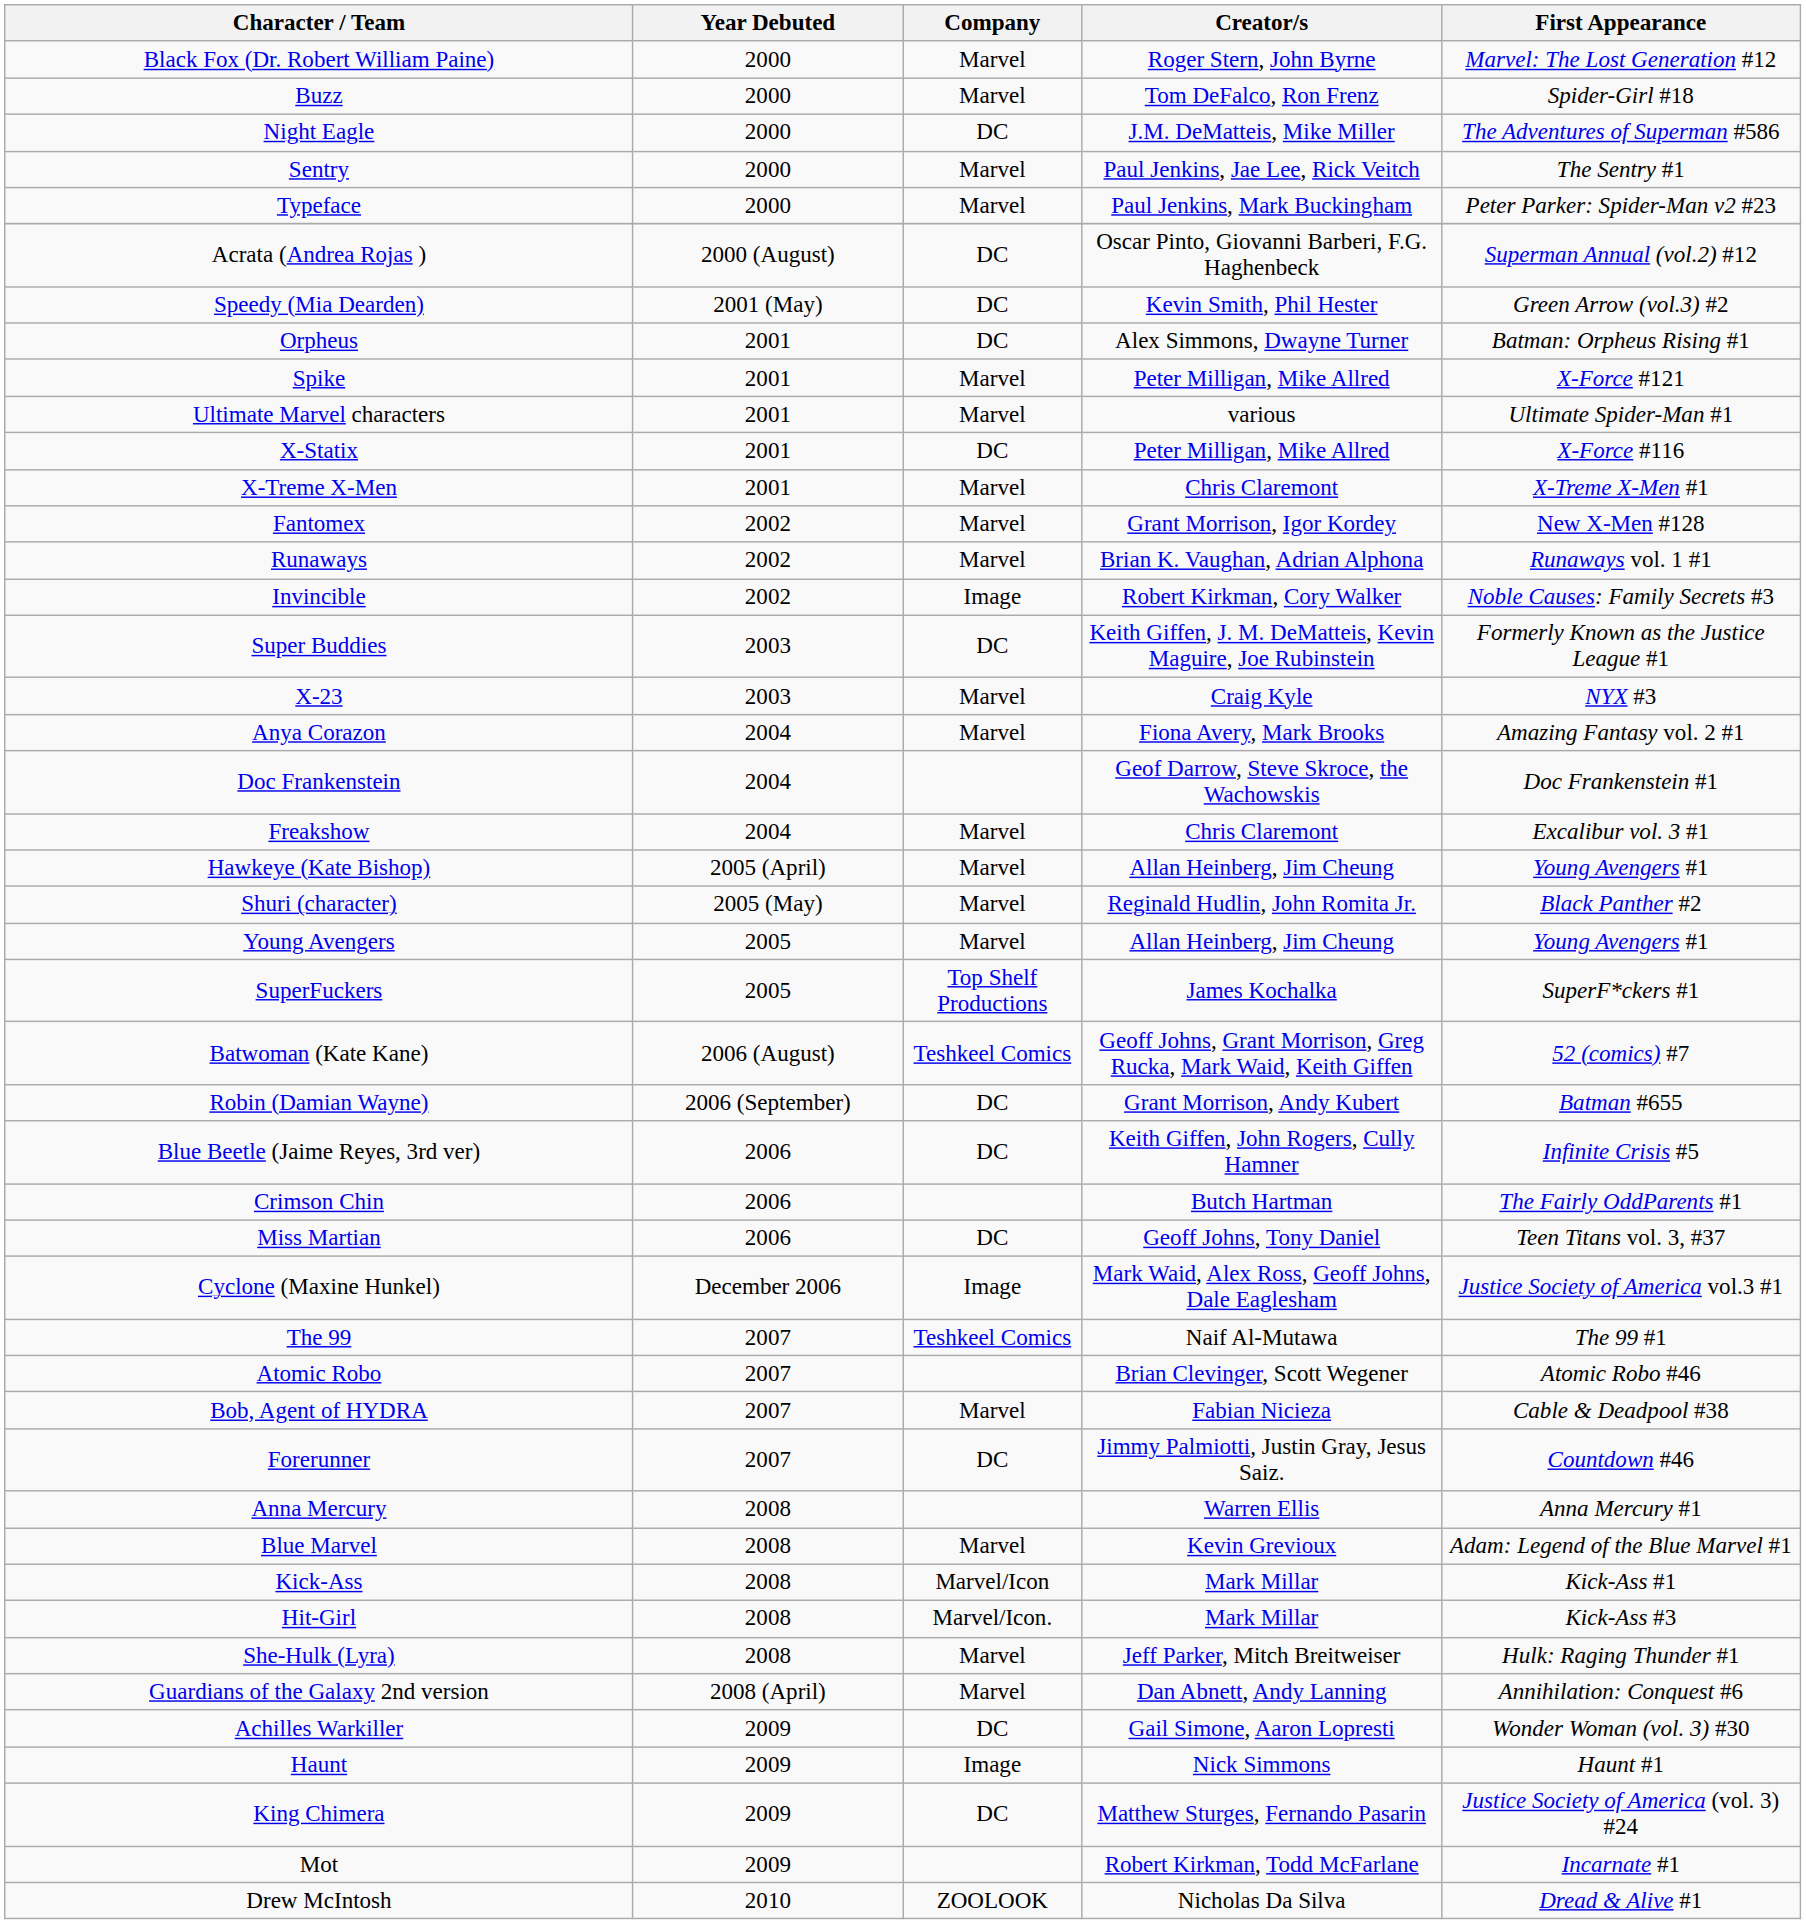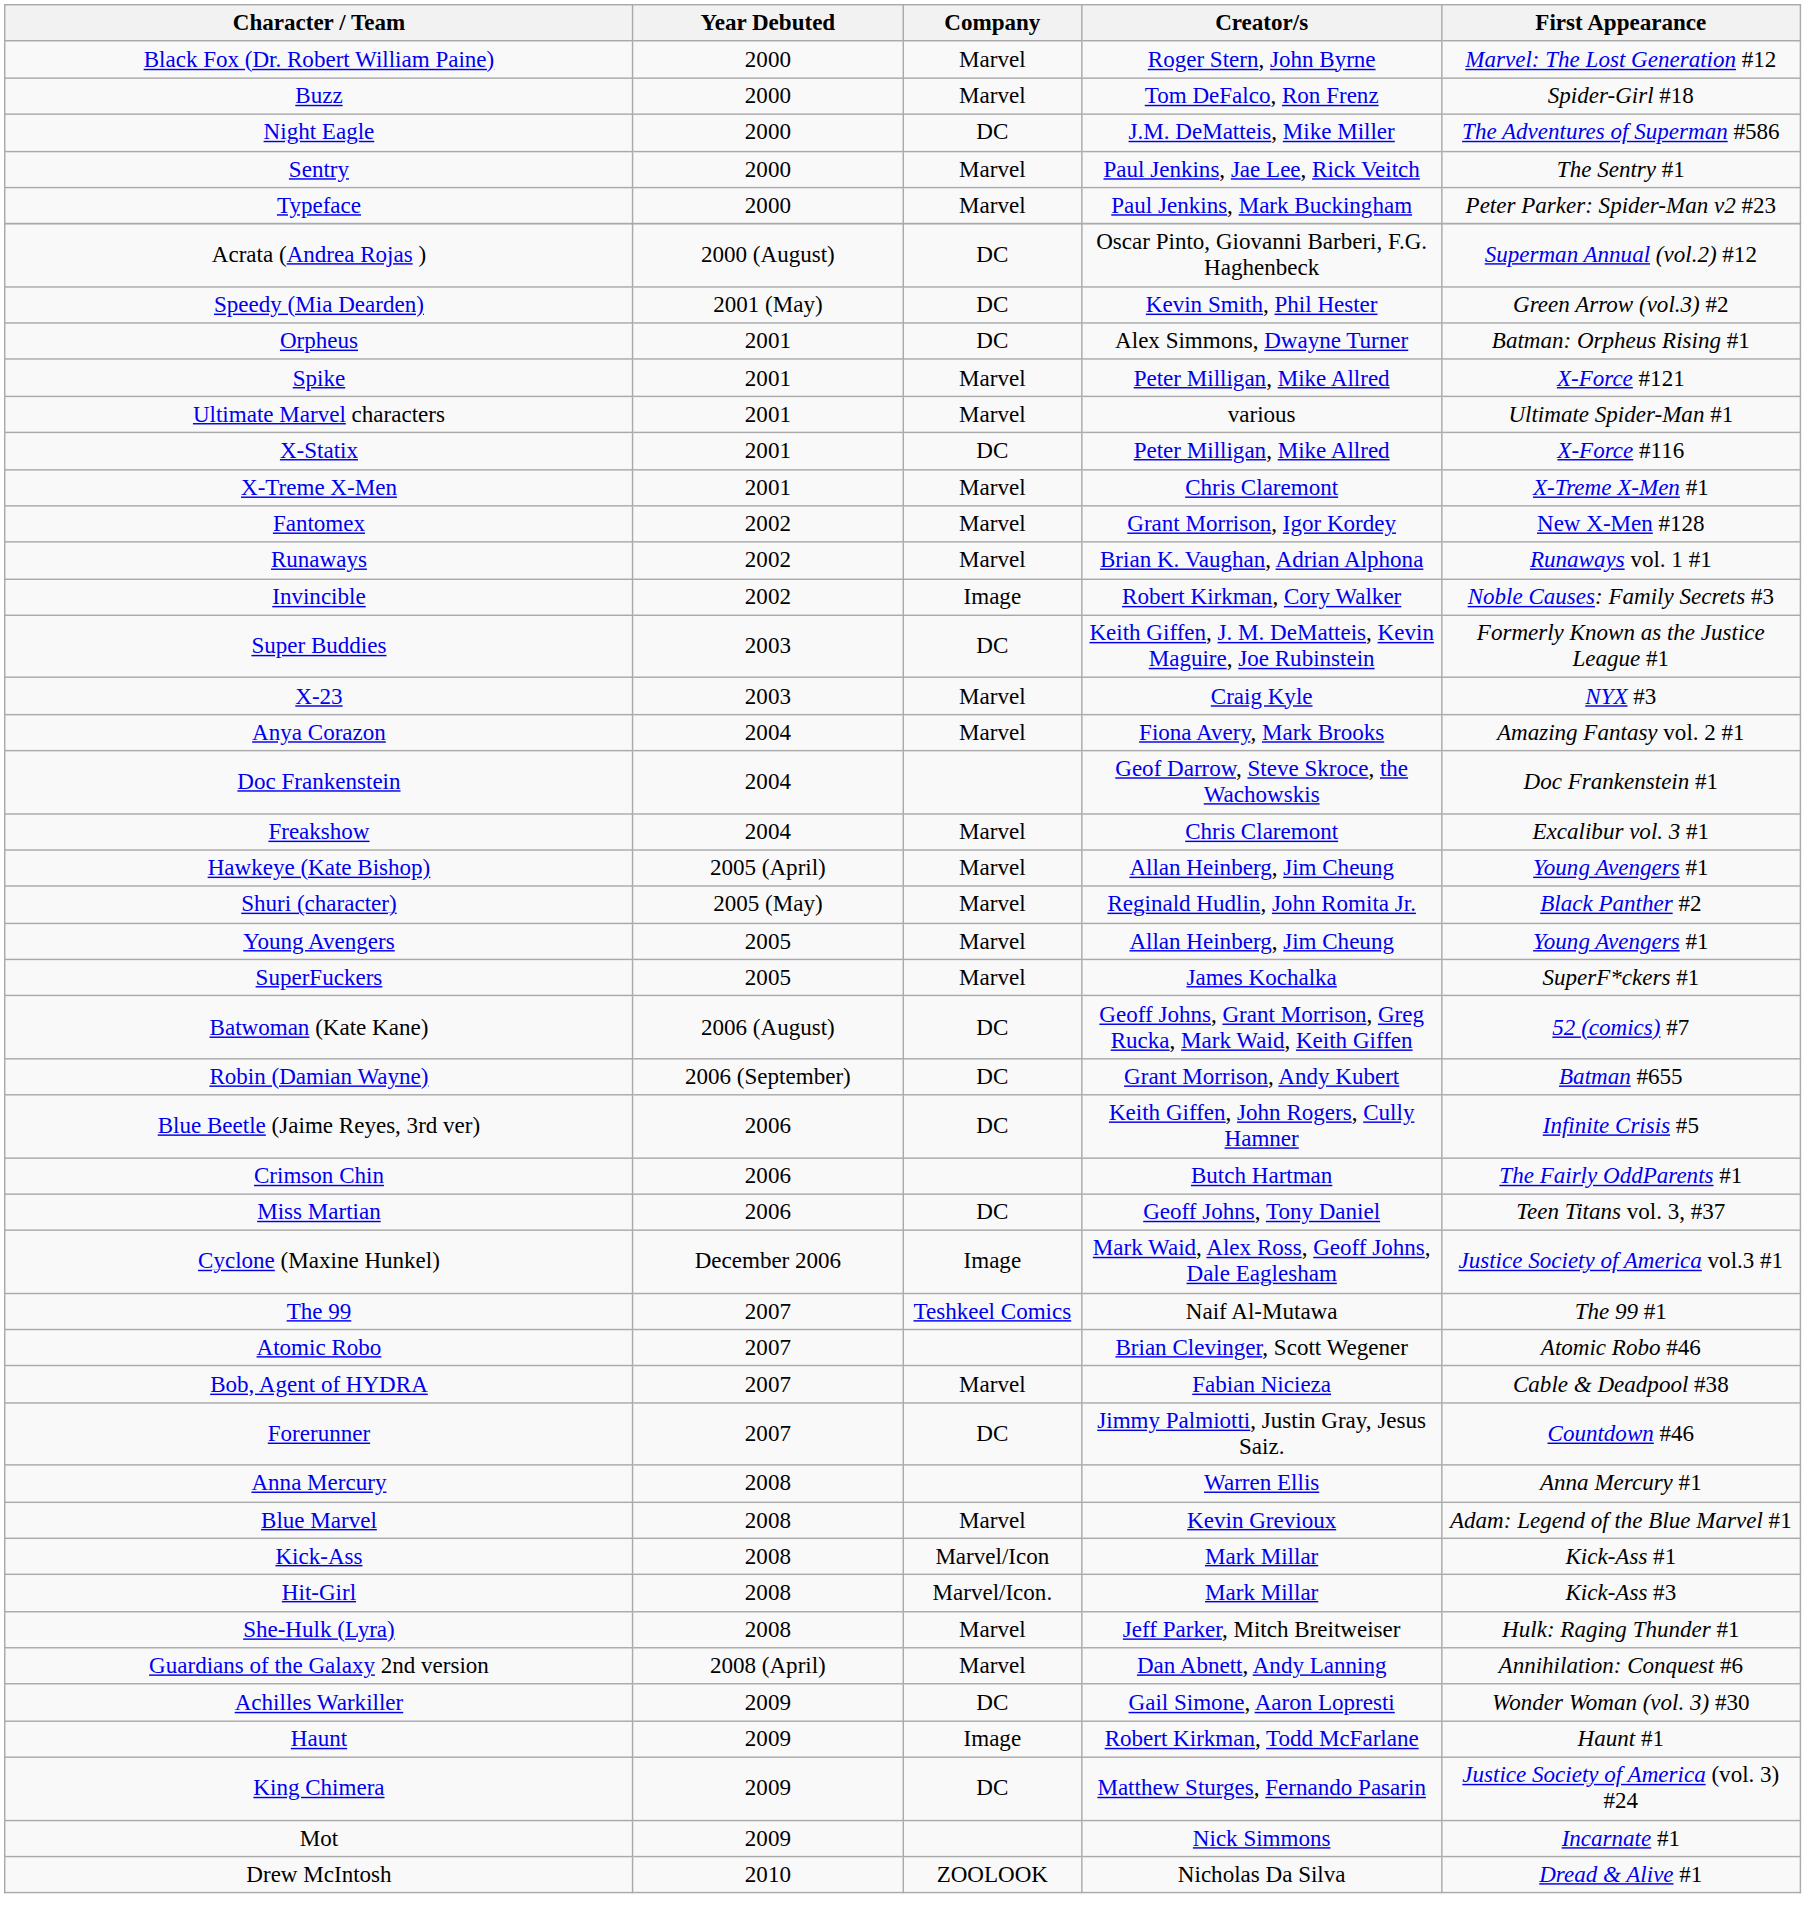(992, 990) Top Shelf Productions -> (992, 977) Marvel
(992, 1052) Teshkeel Comics -> (992, 1026) DC
(1262, 1764) Nick Simmons -> (1262, 1738) Robert Kirkman, Todd McFarlane
(1262, 1863) Robert Kirkman, Todd McFarlane -> (1262, 1837) Nick Simmons
